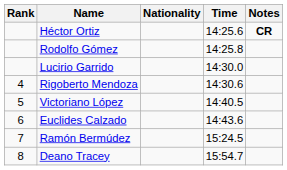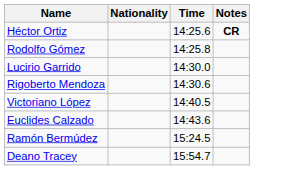- column: (21, 13)
